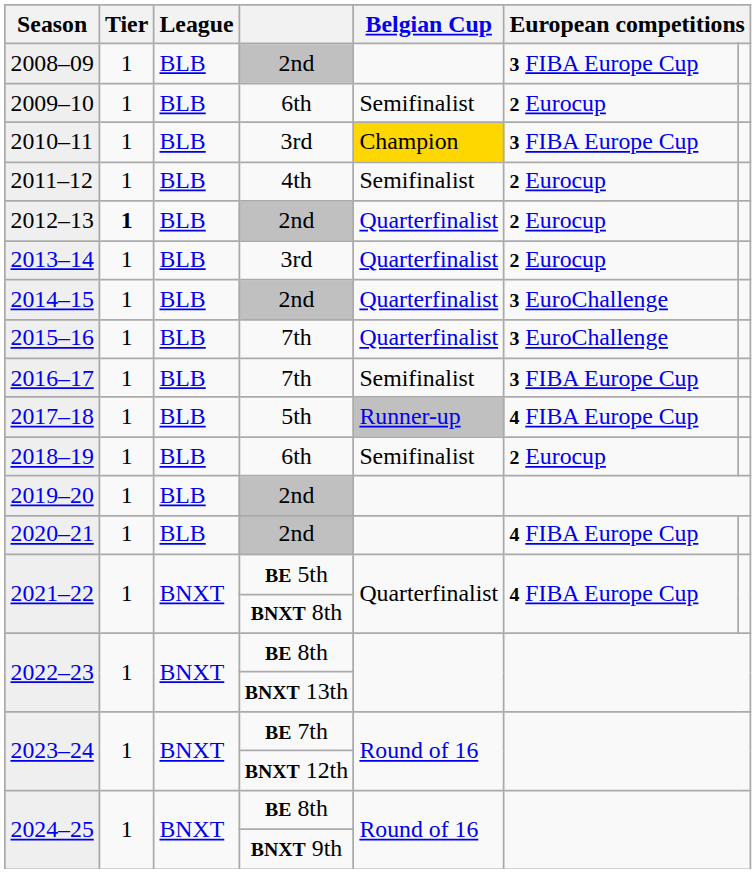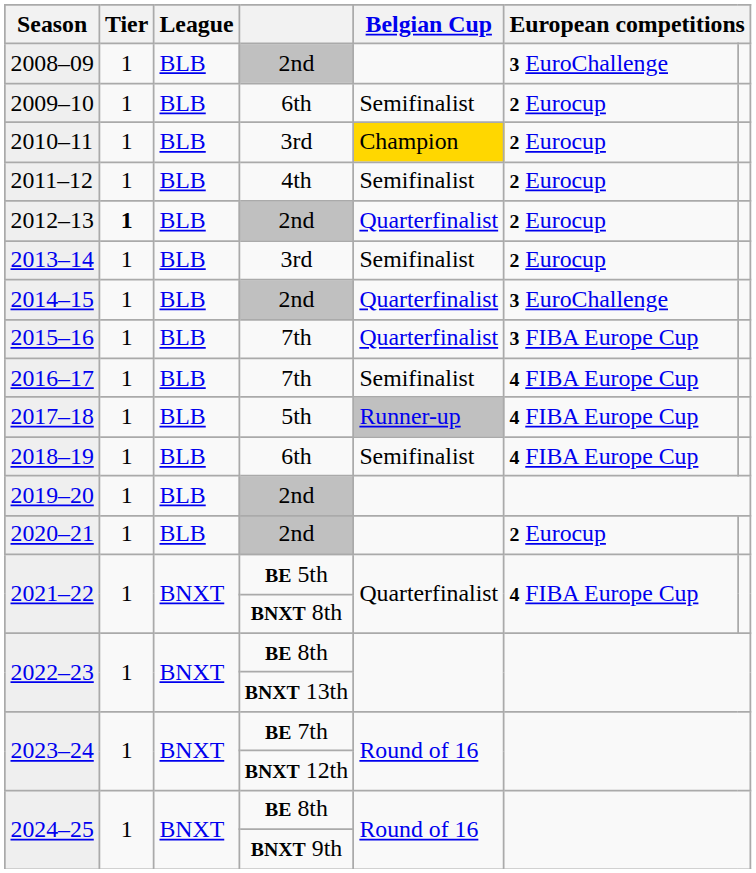(604, 62) 3 FIBA Europe Cup -> (589, 62) 3 EuroChallenge
(604, 141) 3 FIBA Europe Cup -> (558, 141) 2 Eurocup
(429, 259) Quarterfinalist -> (417, 259) Semifinalist
(589, 337) 3 EuroChallenge -> (604, 337) 3 FIBA Europe Cup
(604, 377) 3 FIBA Europe Cup -> (604, 377) 4 FIBA Europe Cup
(558, 455) 2 Eurocup -> (604, 455) 4 FIBA Europe Cup
(604, 534) 4 FIBA Europe Cup -> (558, 534) 2 Eurocup
